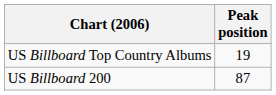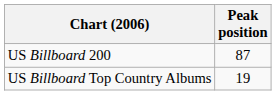rows swapped: (110, 55) <-> (59, 78)
